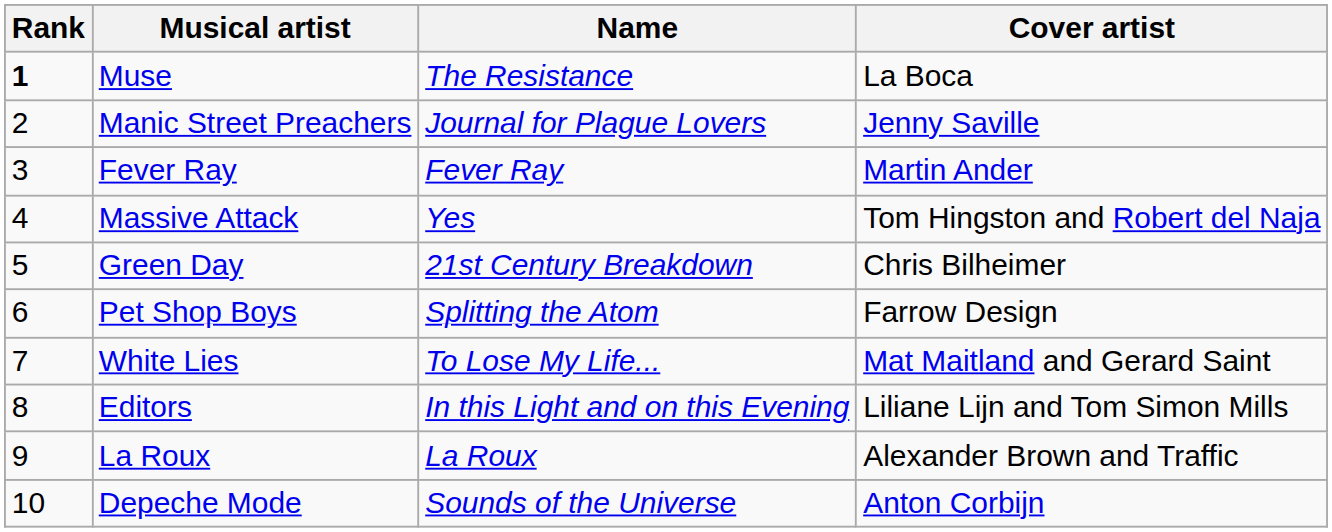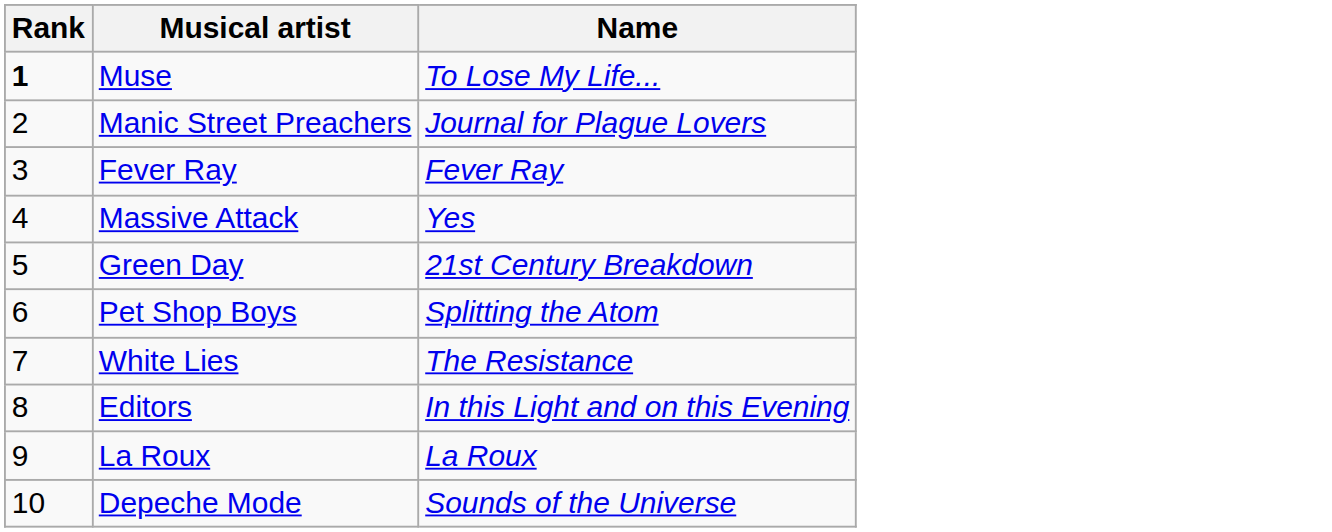- column: (1092, 28)
(529, 75) The Resistance -> (543, 75) To Lose My Life...
(543, 360) To Lose My Life... -> (529, 360) The Resistance
